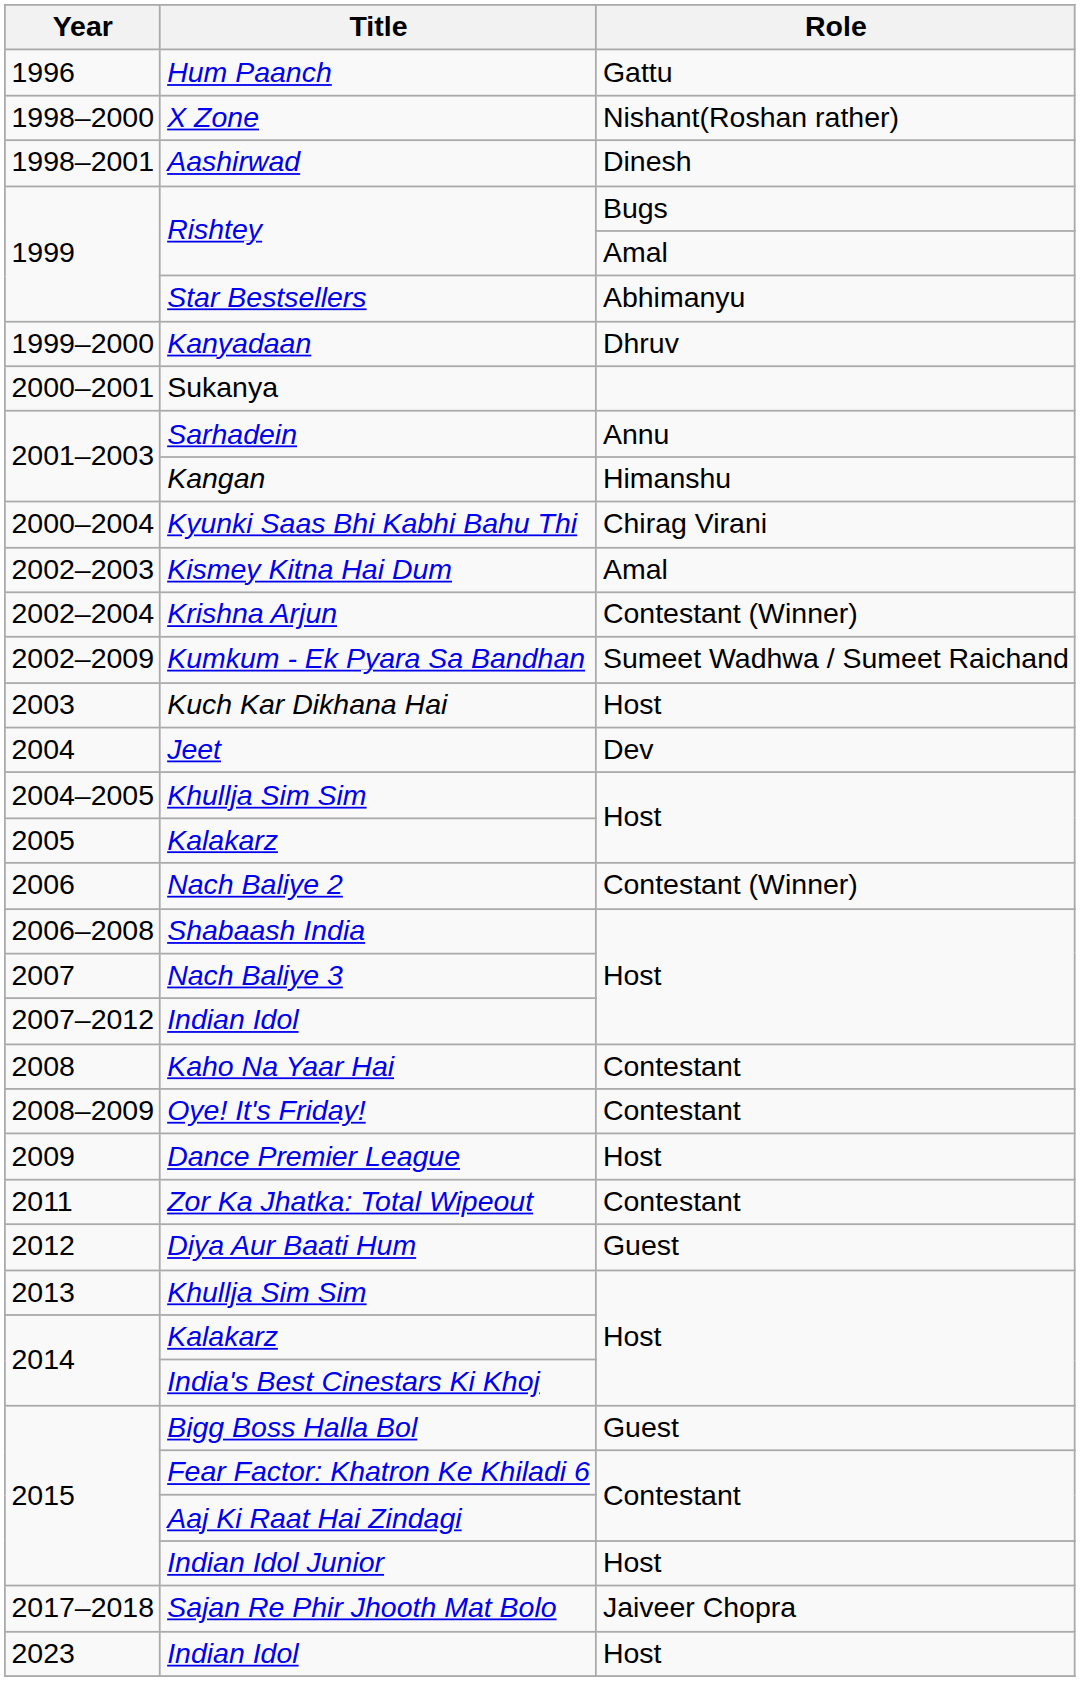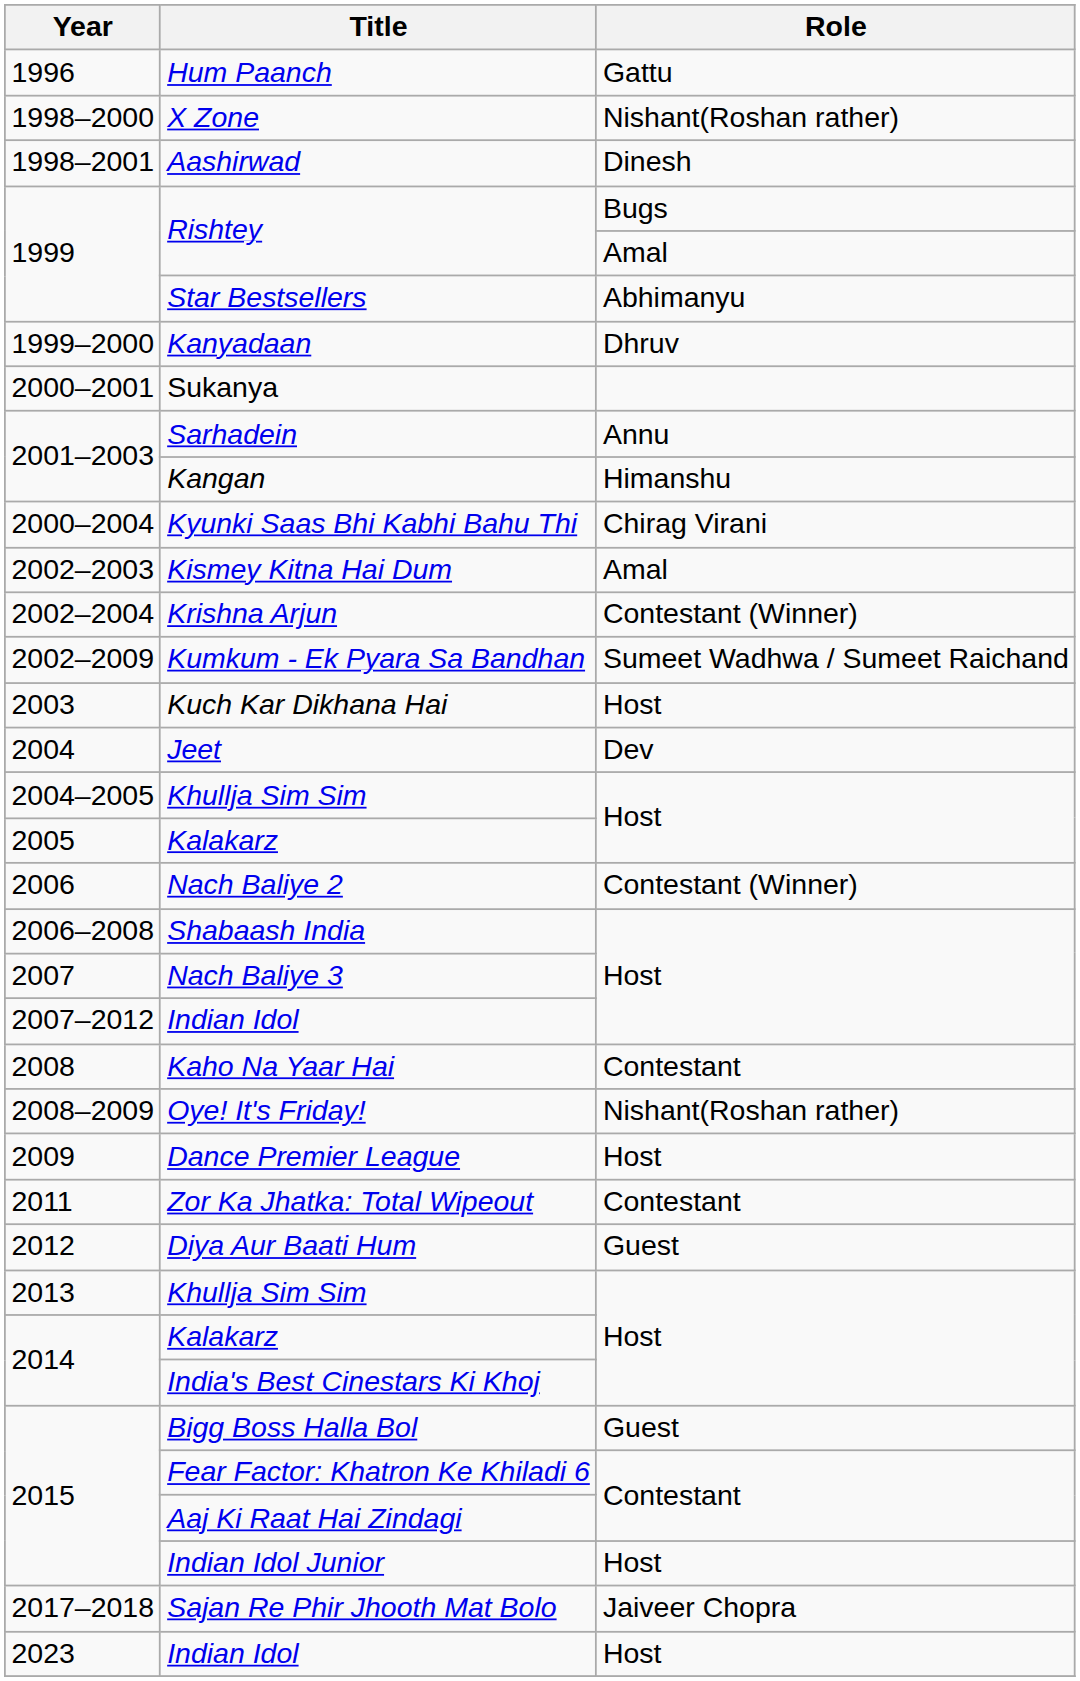(672, 1111) Contestant -> (751, 1111) Nishant(Roshan rather)
